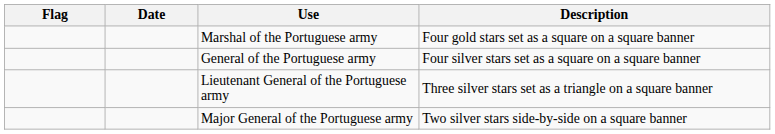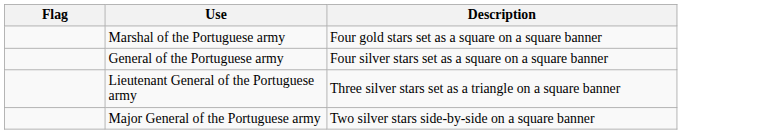- column: (152, 15)
